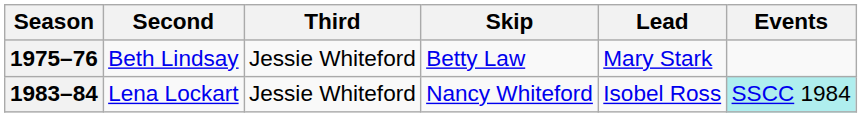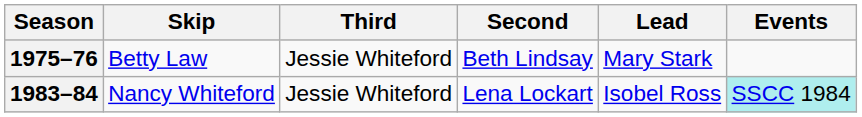columns swapped: (510, 22) <-> (173, 22)
